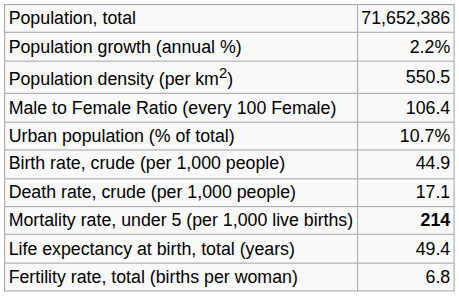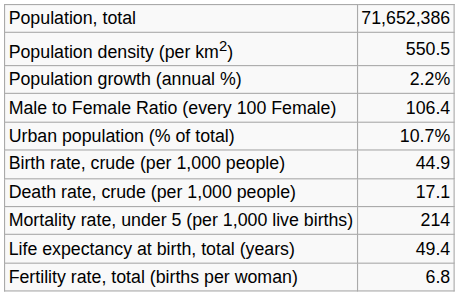rows swapped: (121, 77) <-> (125, 46)
(435, 220) bold -> (435, 220) normal
